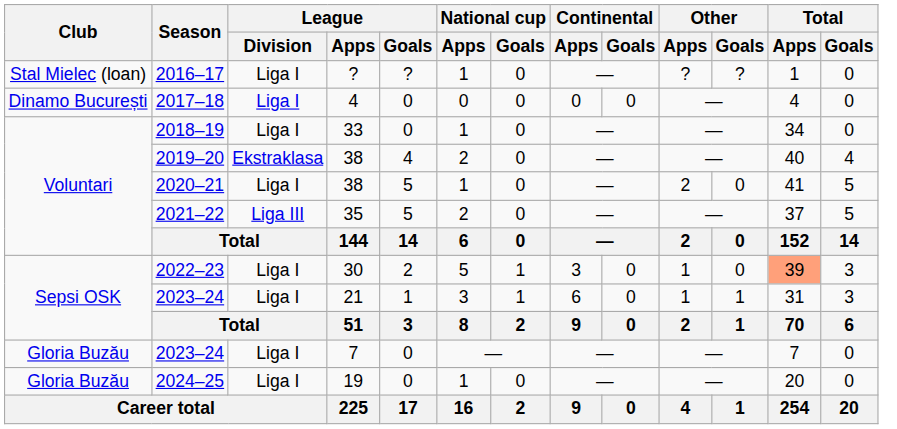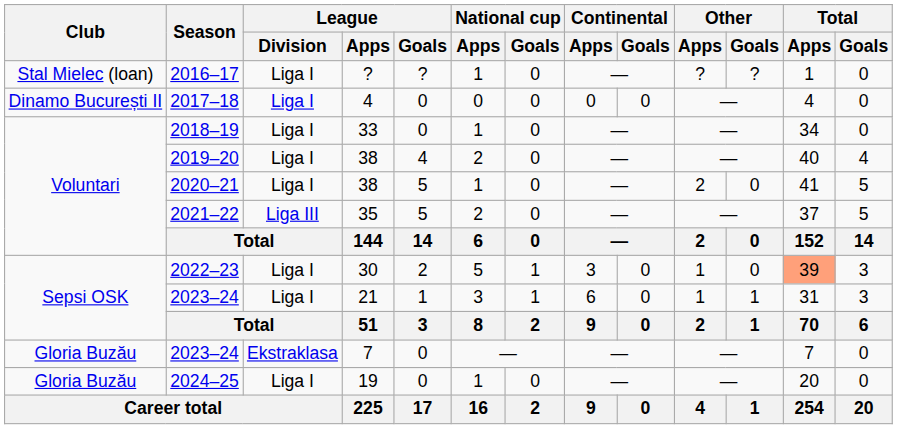(78, 102) Dinamo București -> (85, 102) Dinamo București II
(278, 158) Ekstraklasa -> (292, 158) Liga I
(278, 353) Liga I -> (292, 353) Ekstraklasa
